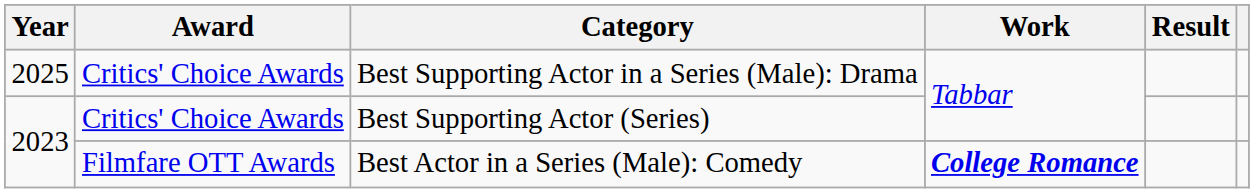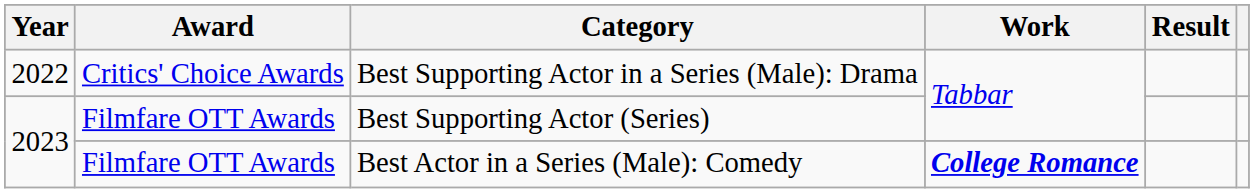(40, 72) 2025 -> (40, 72) 2022
(213, 118) Critics' Choice Awards -> (208, 118) Filmfare OTT Awards
